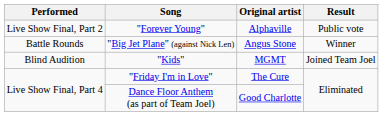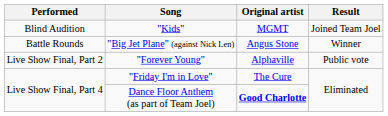rows swapped: (171, 60) <-> (171, 28)
(270, 98) normal -> (273, 98) bold
